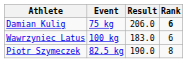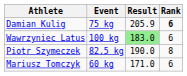(142, 24) 206.0 -> (142, 24) 205.9
(142, 38) no background -> (142, 38) lightgreen background
+ row: (43, 64)
